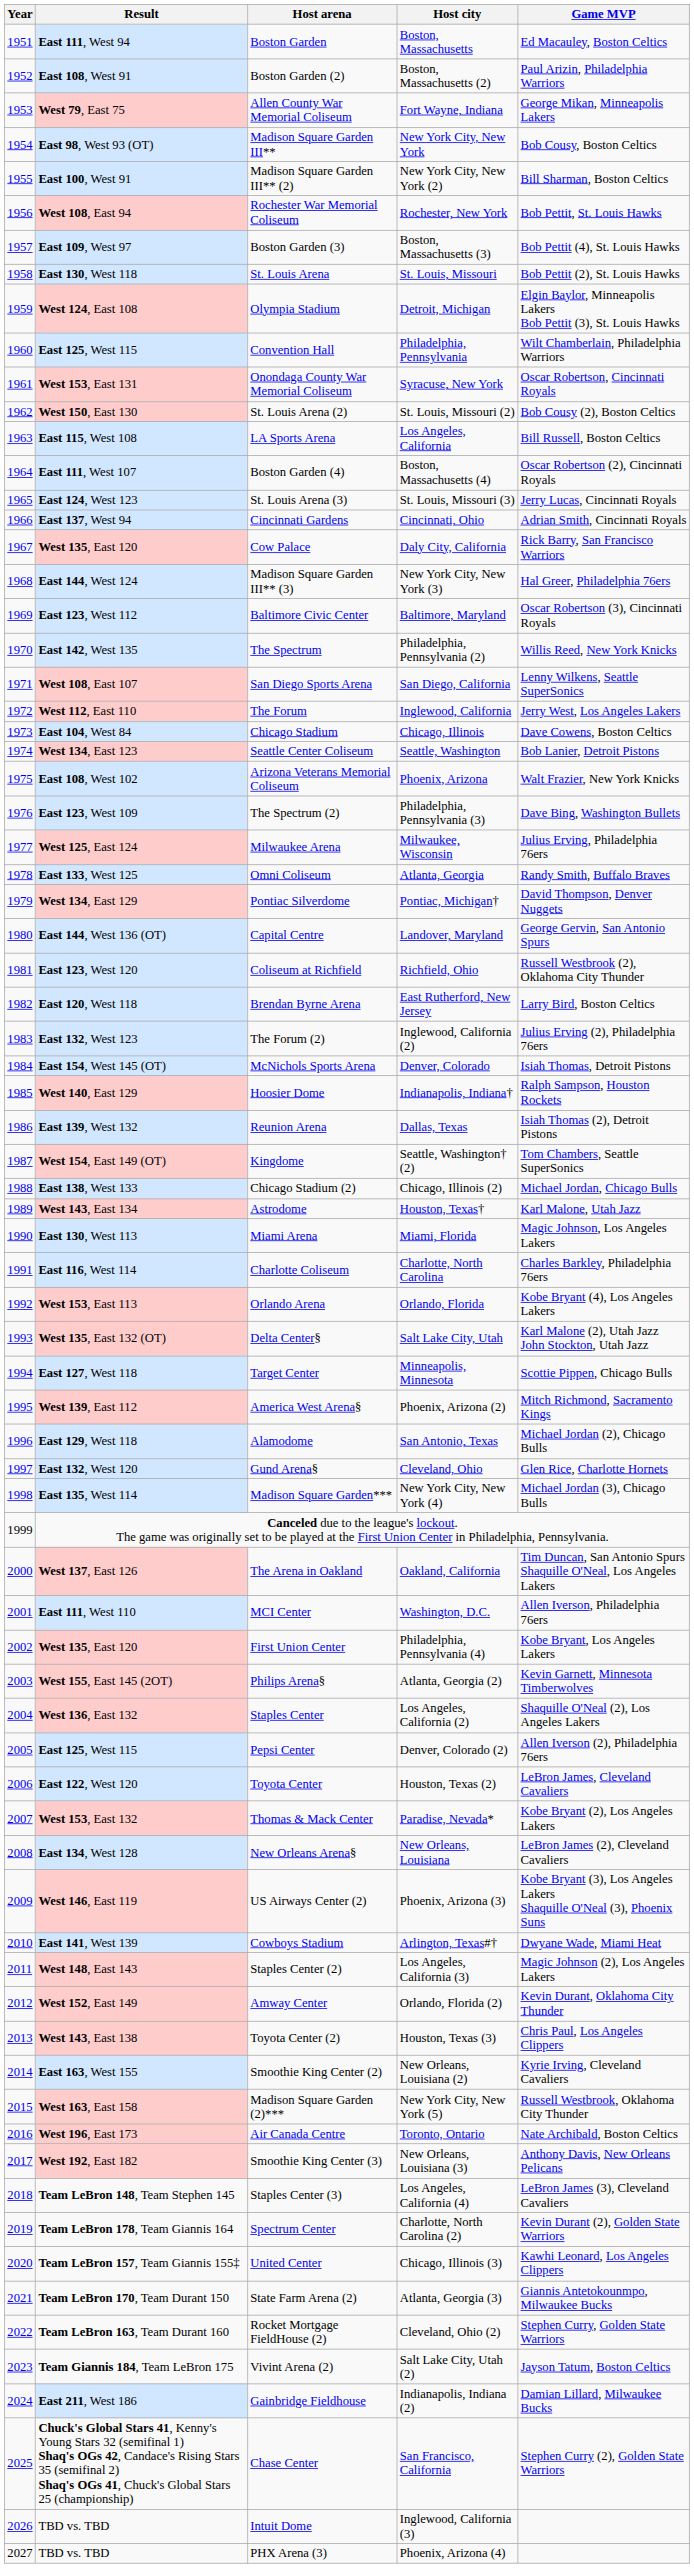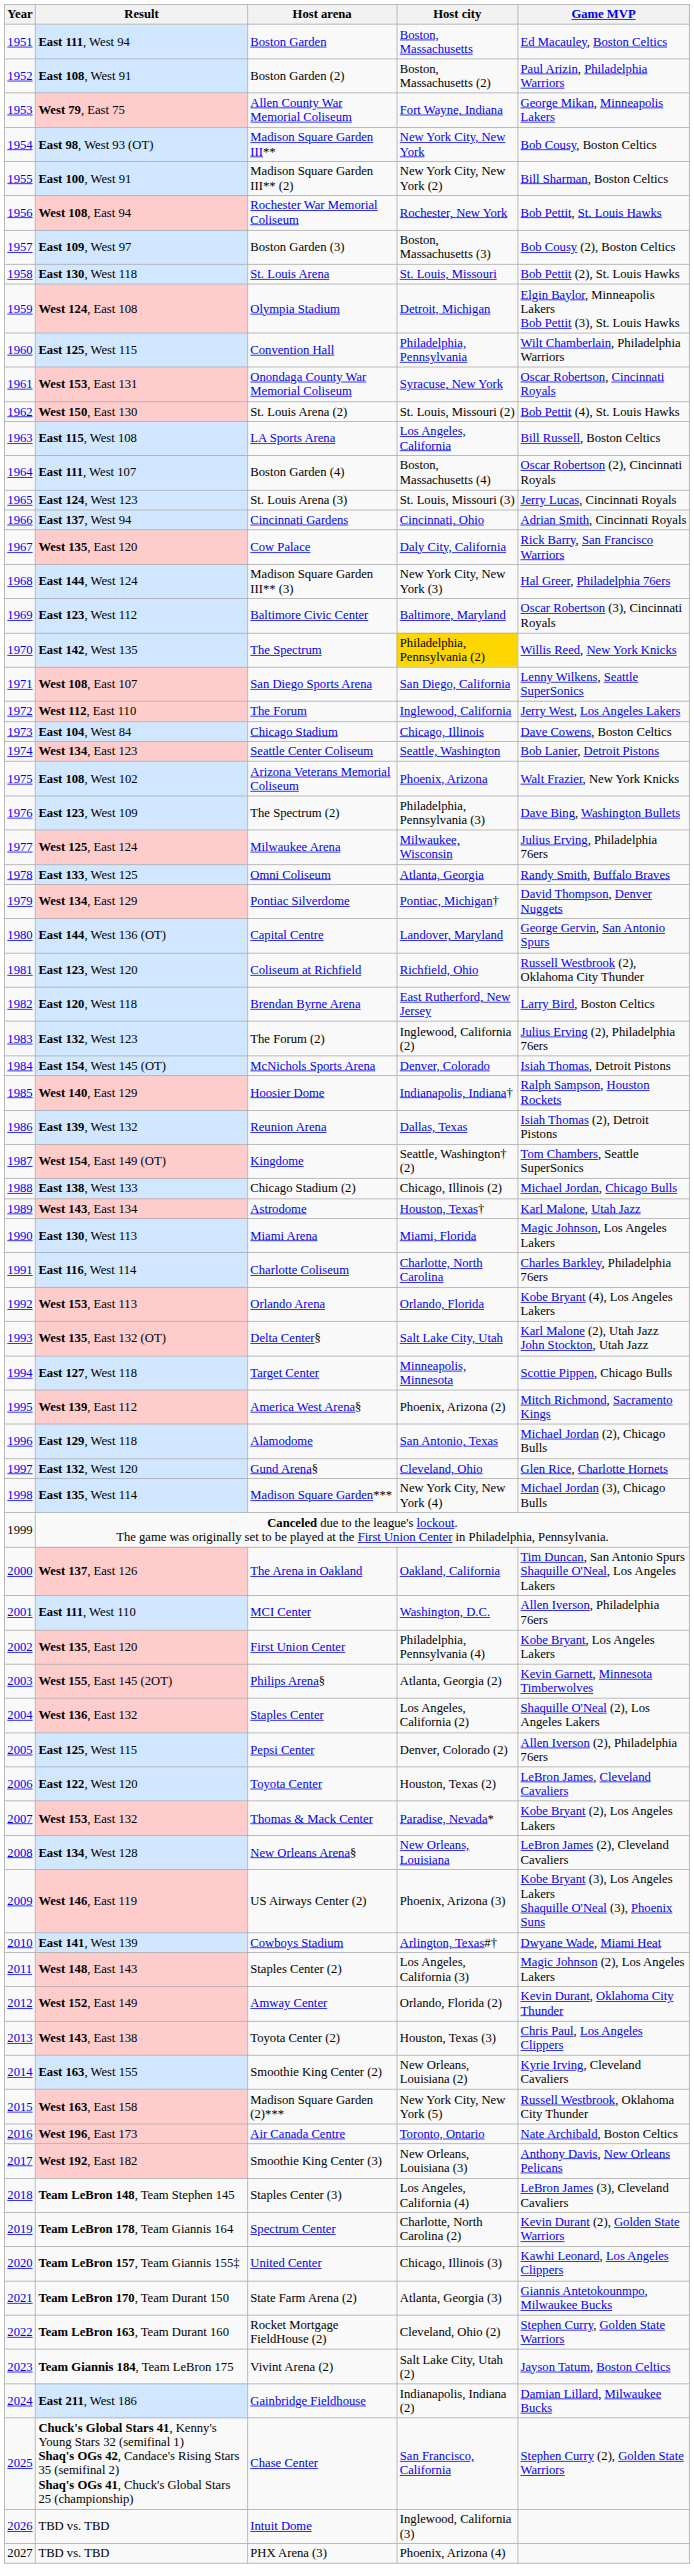(600, 247) Bob Pettit (4), St. Louis Hawks -> (598, 247) Bob Cousy (2), Boston Celtics
(598, 411) Bob Cousy (2), Boston Celtics -> (600, 411) Bob Pettit (4), St. Louis Hawks
(442, 650) no background -> (442, 650) gold background
